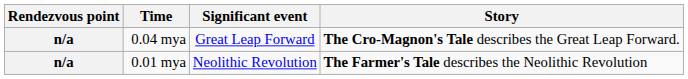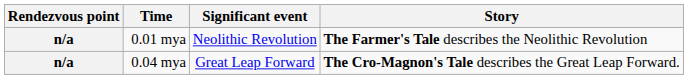rows swapped: (159, 62) <-> (159, 39)
